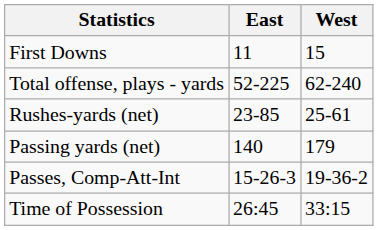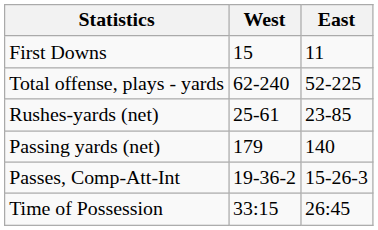columns swapped: (265, 20) <-> (336, 20)
